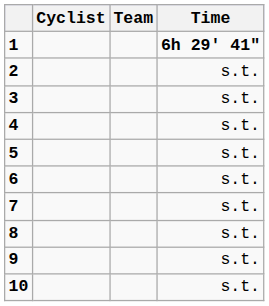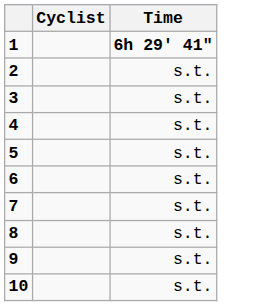- column: (133, 18)
